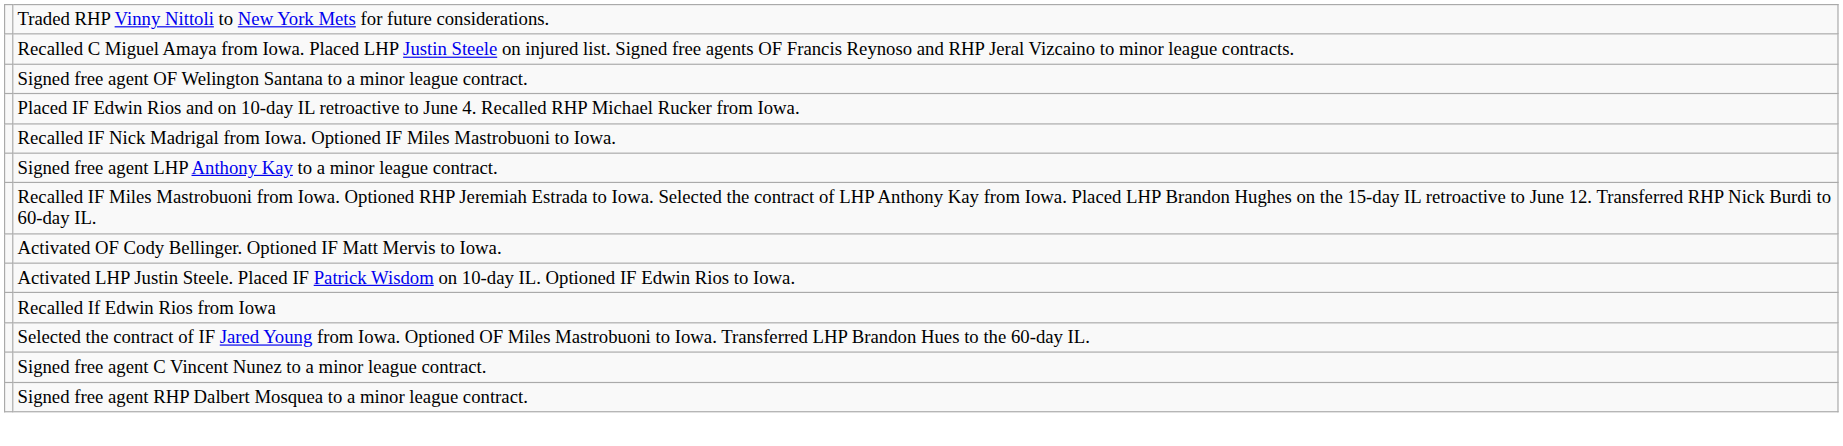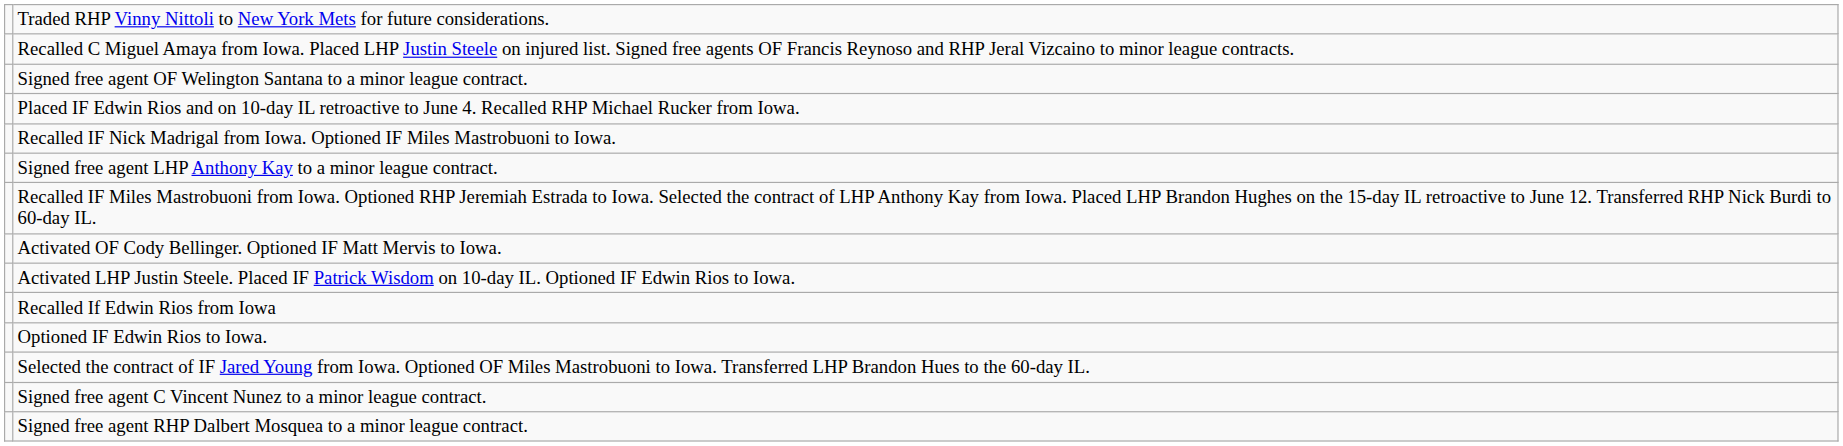+ row: (142, 337)
